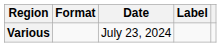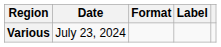columns swapped: (136, 13) <-> (75, 13)
